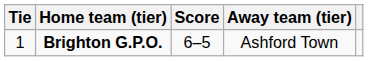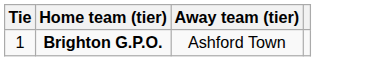- column: (197, 17)
